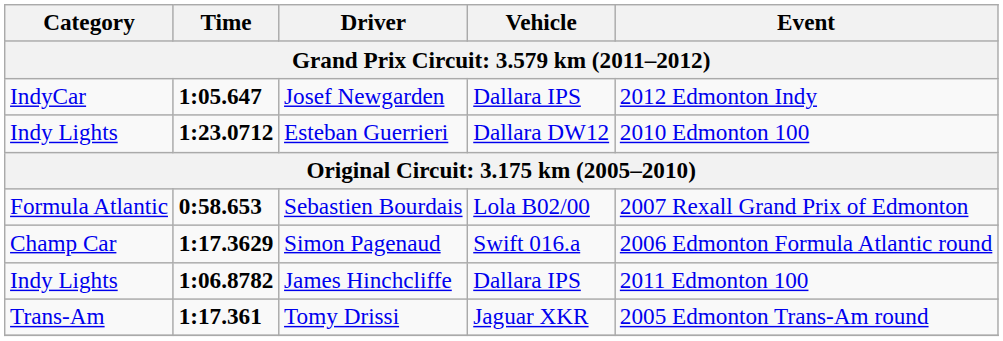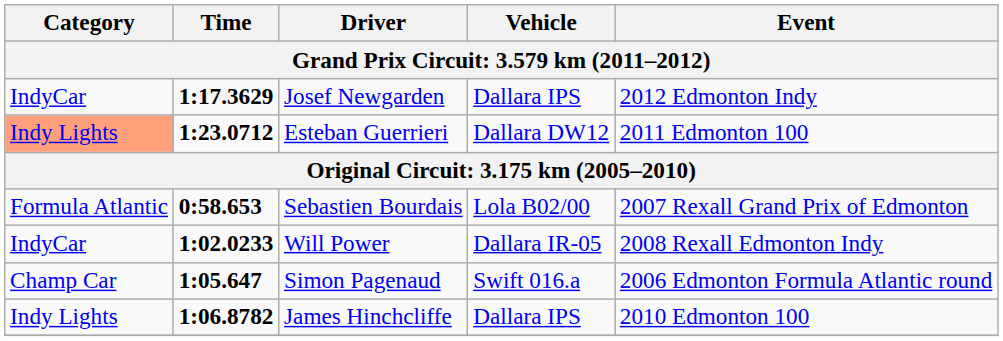(220, 96) 1:05.647 -> (226, 96) 1:17.3629
(64, 133) no background -> (64, 133) lightsalmon background
(715, 133) 2010 Edmonton 100 -> (714, 133) 2011 Edmonton 100
+ row: (337, 243)
(226, 243) 1:17.3629 -> (220, 280) 1:05.647
(714, 280) 2011 Edmonton 100 -> (715, 317) 2010 Edmonton 100
- row: (342, 317)
